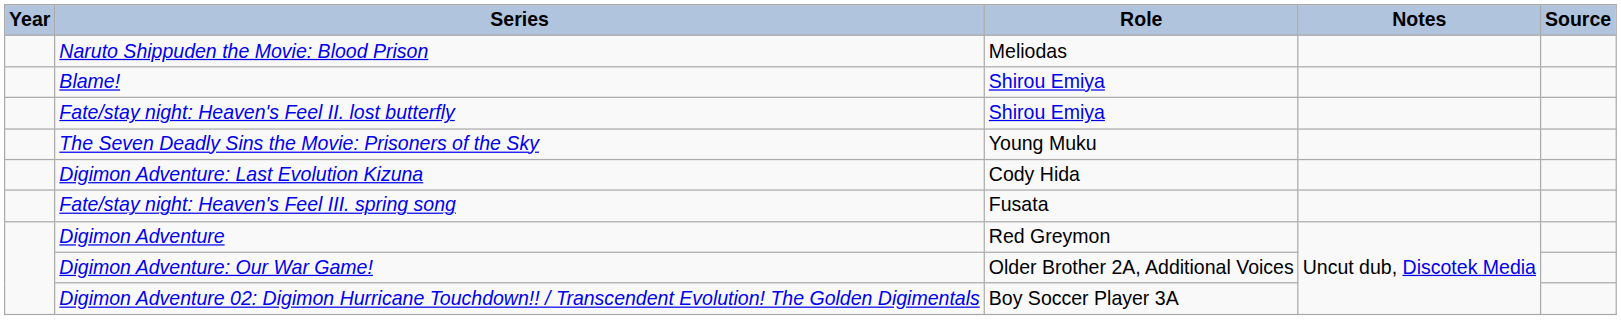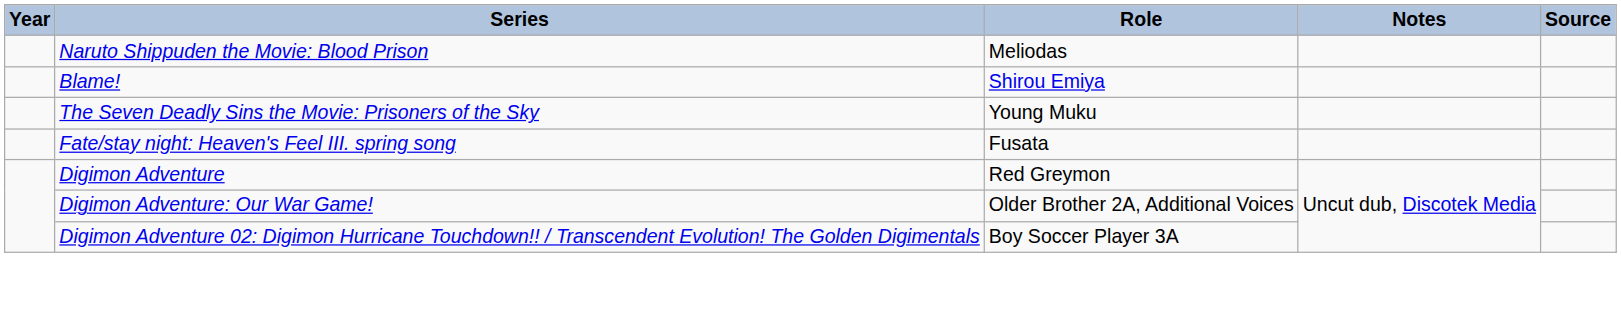- row: (257, 112)
- row: (241, 174)
